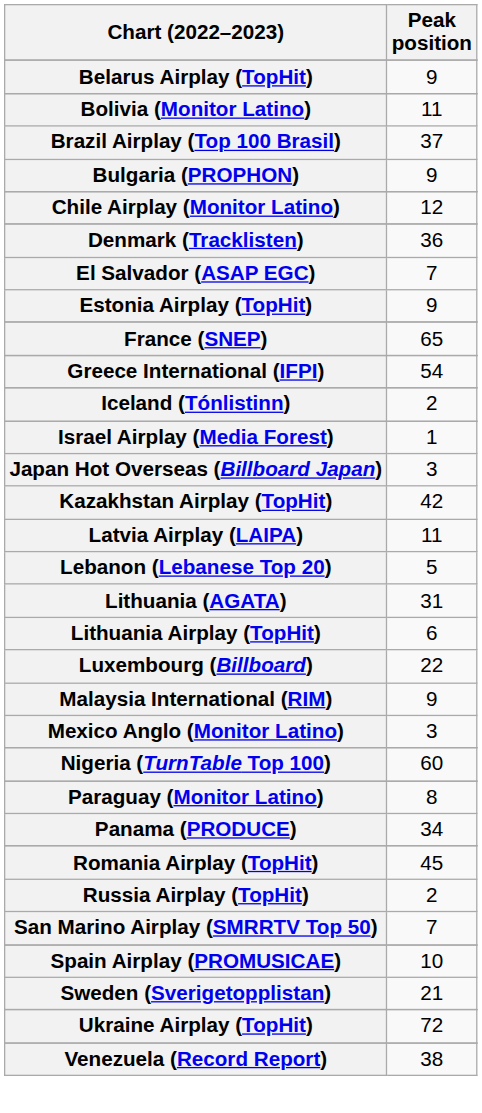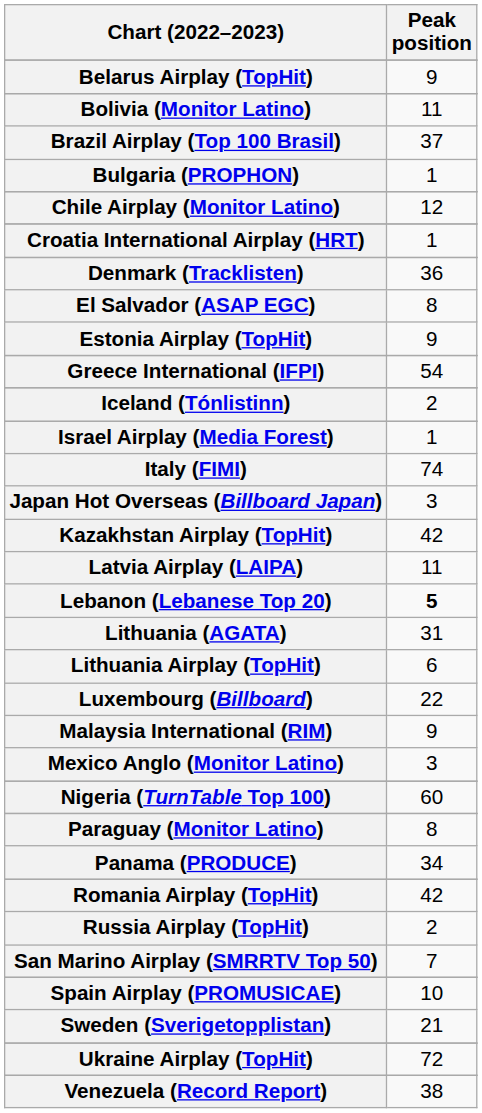(432, 175) 9 -> (432, 175) 1
+ row: (196, 240)
(432, 273) 7 -> (432, 305) 8
- row: (196, 338)
+ row: (196, 469)
(432, 567) normal -> (432, 600) bold
(432, 862) 45 -> (432, 895) 42
